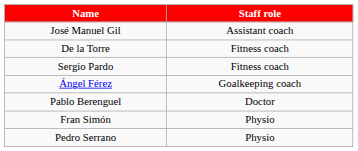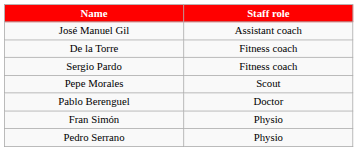- row: (86, 83)
+ row: (94, 83)
